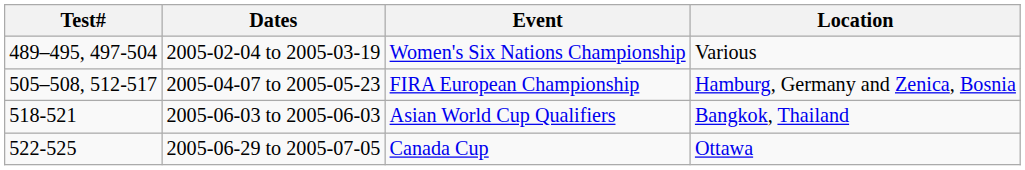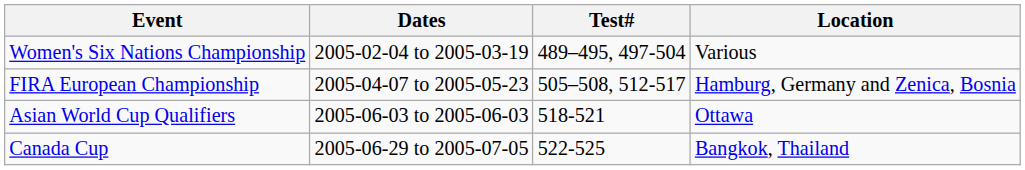columns swapped: (83, 20) <-> (538, 20)
(772, 116) Bangkok, Thailand -> (724, 116) Ottawa
(724, 148) Ottawa -> (772, 148) Bangkok, Thailand
